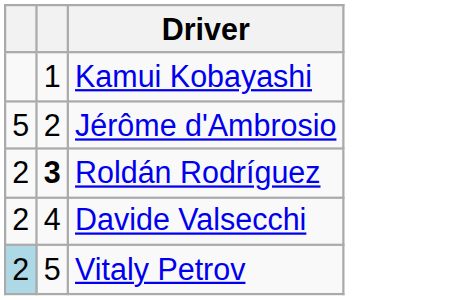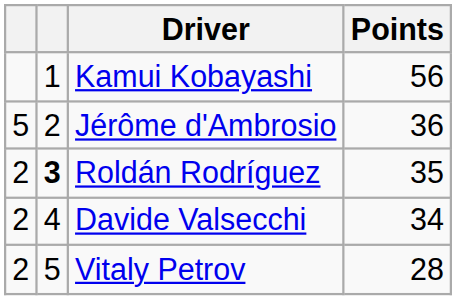+ column: (397, 29)
(21, 269) lightblue background -> (21, 269) no background
